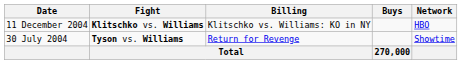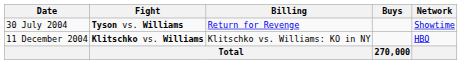rows swapped: (37, 39) <-> (47, 25)
